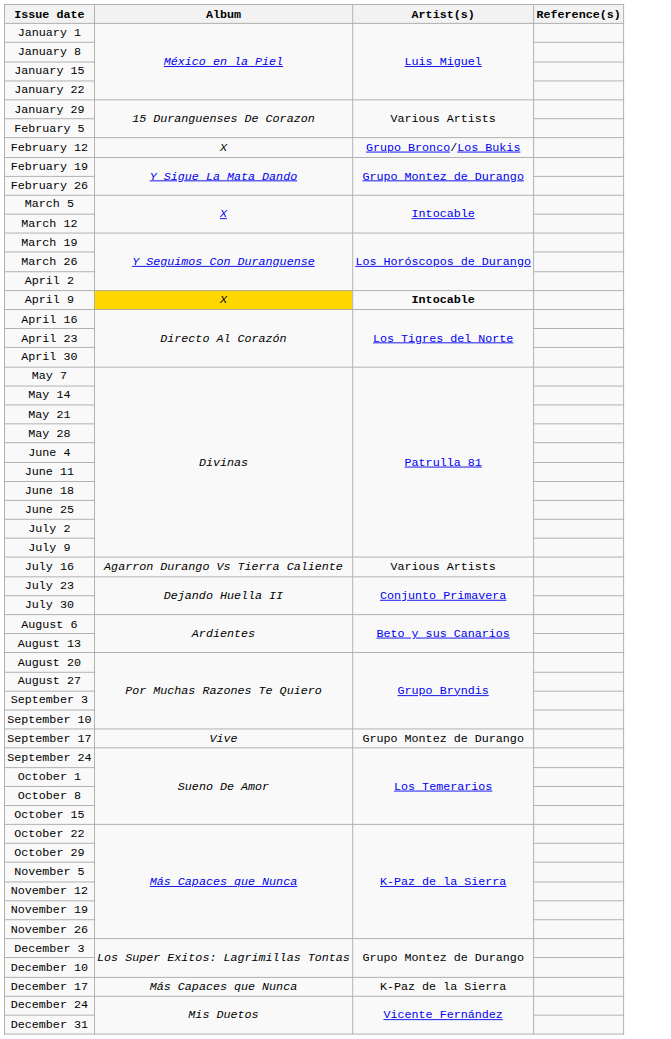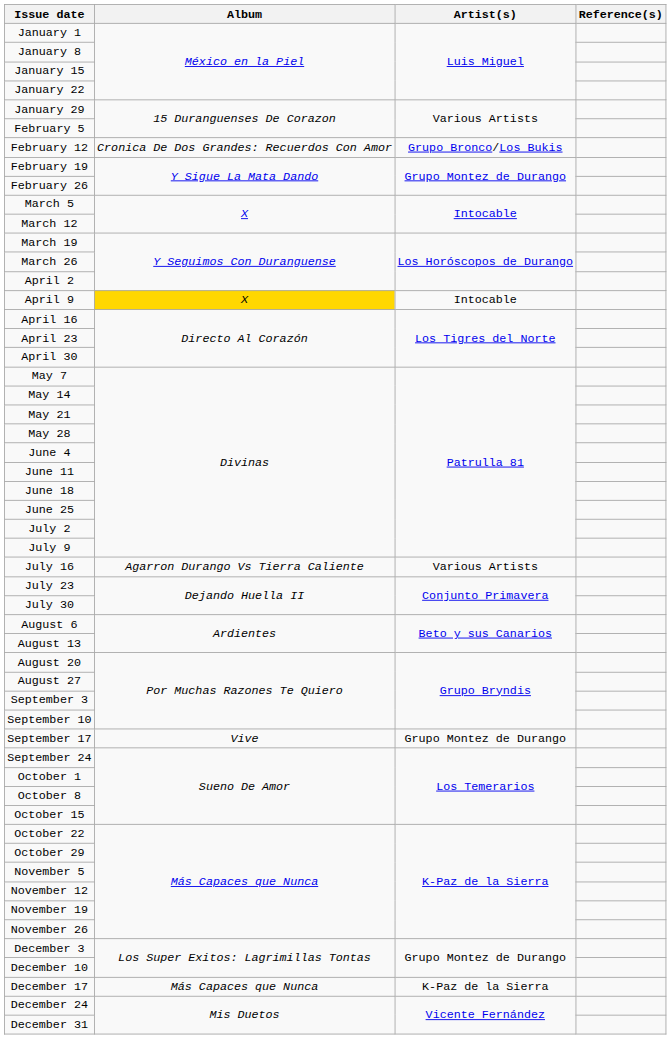(223, 147) X -> (245, 147) Cronica De Dos Grandes: Recuerdos Con Amor
(443, 300) bold -> (485, 300) normal
